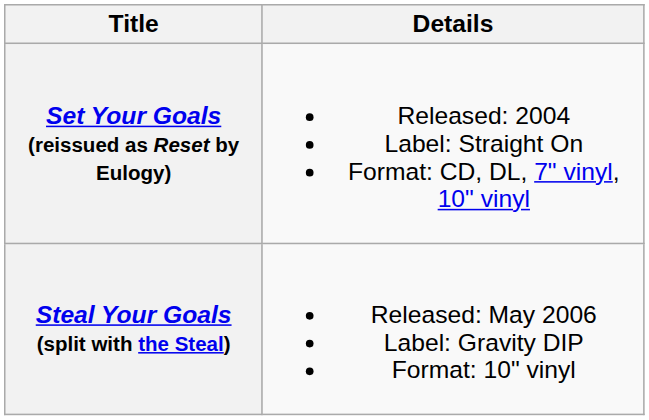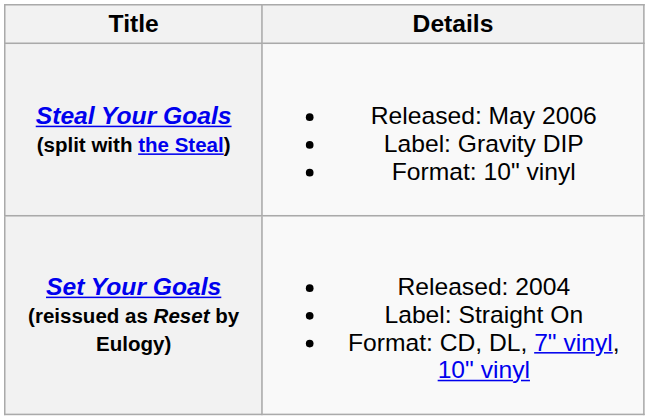rows swapped: (134, 143) <-> (134, 328)
